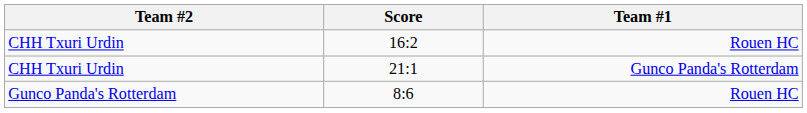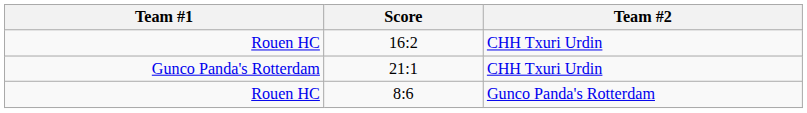columns swapped: (643, 17) <-> (164, 17)
